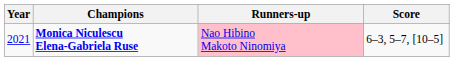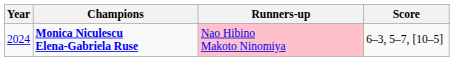(19, 40) 2021 -> (19, 40) 2024
